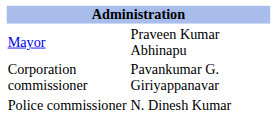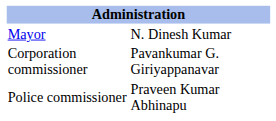(175, 42) Praveen Kumar Abhinapu -> (181, 34) N. Dinesh Kumar
(181, 105) N. Dinesh Kumar -> (175, 97) Praveen Kumar Abhinapu
